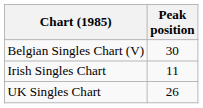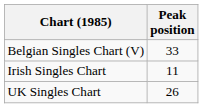(172, 50) 30 -> (172, 50) 33
